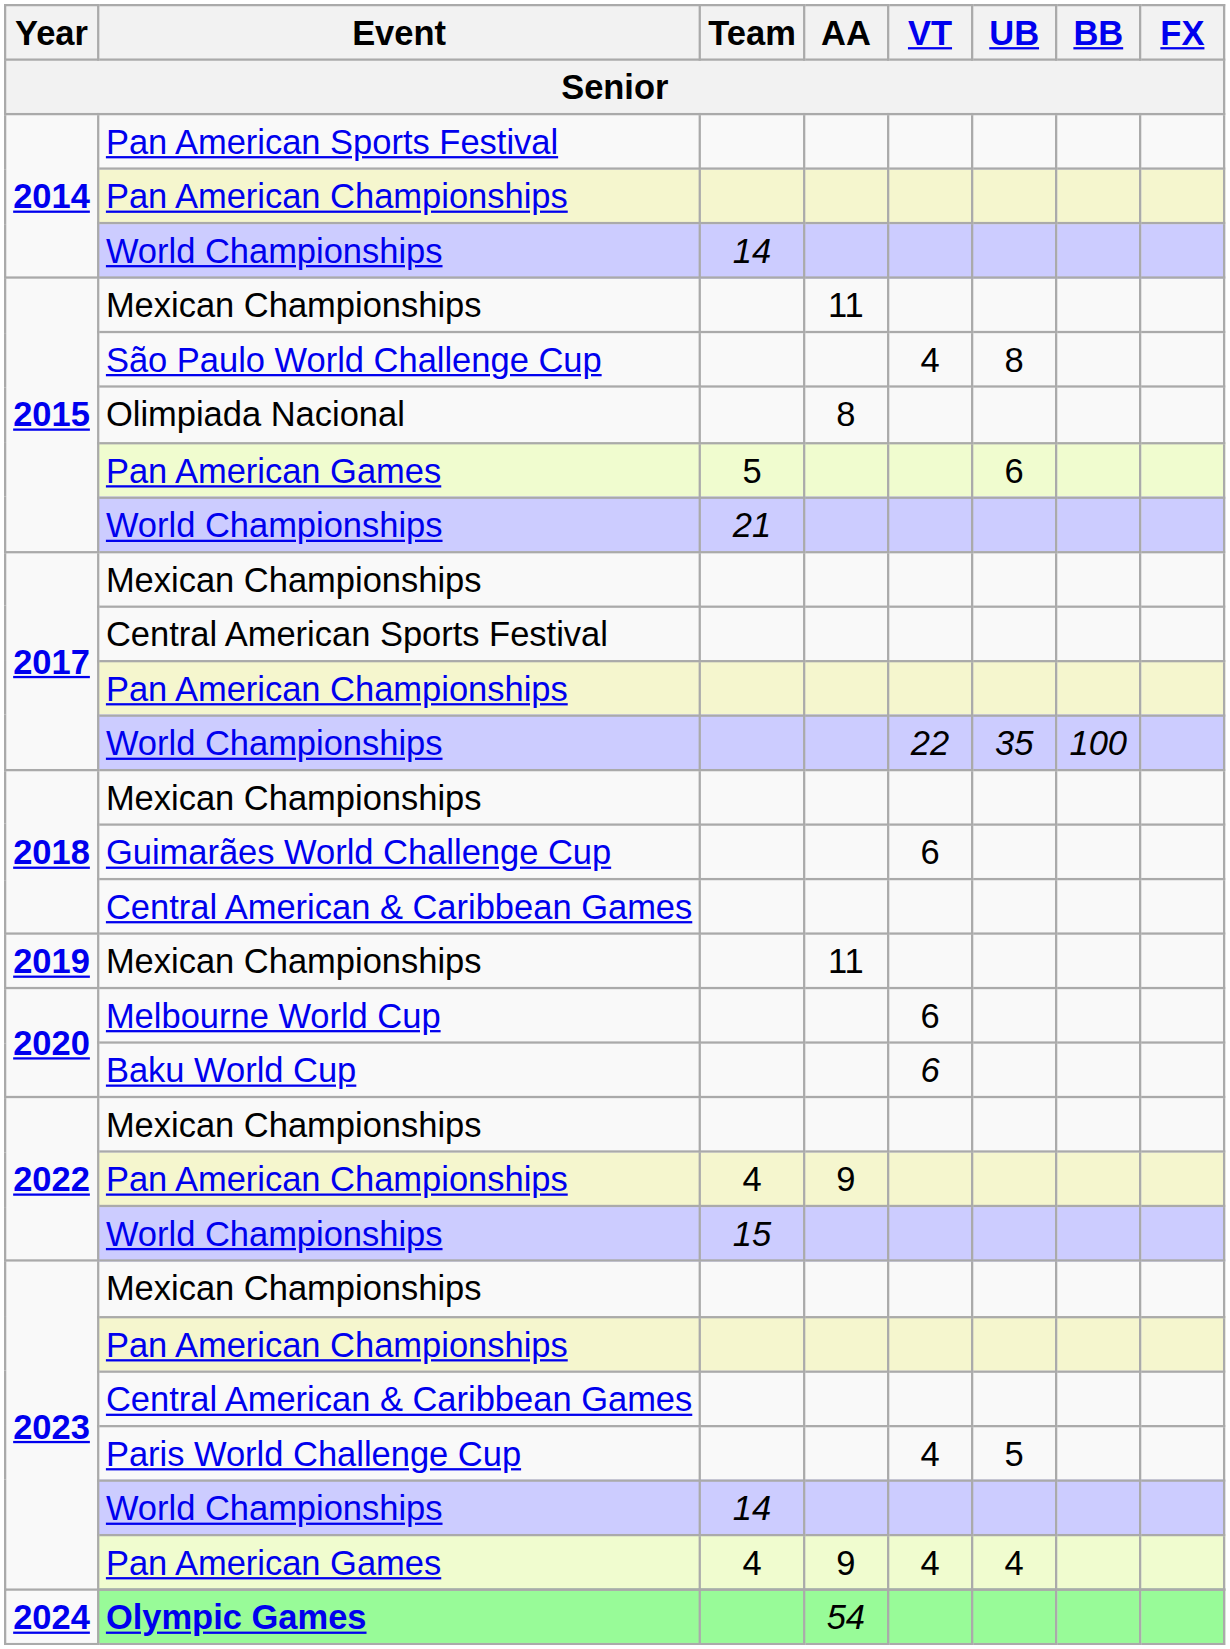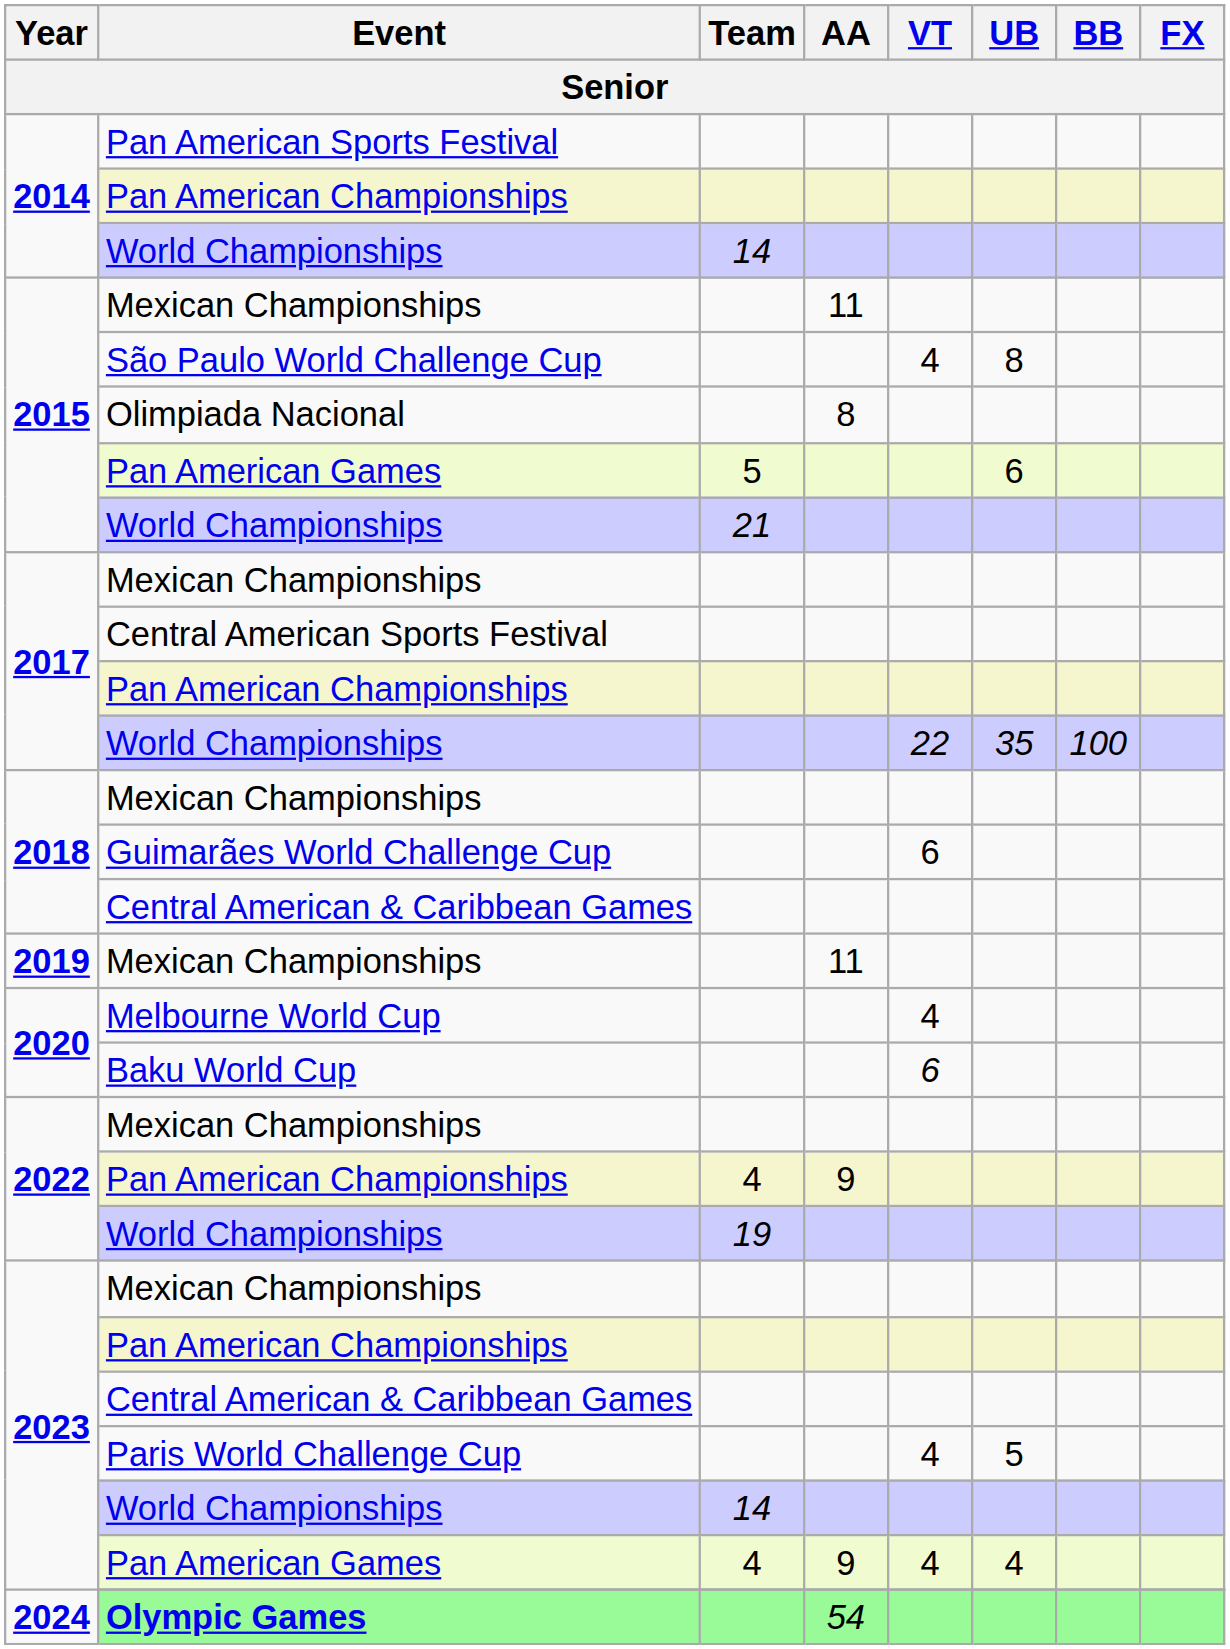(930, 1016) 6 -> (930, 1016) 4
(752, 1234) 15 -> (752, 1234) 19
